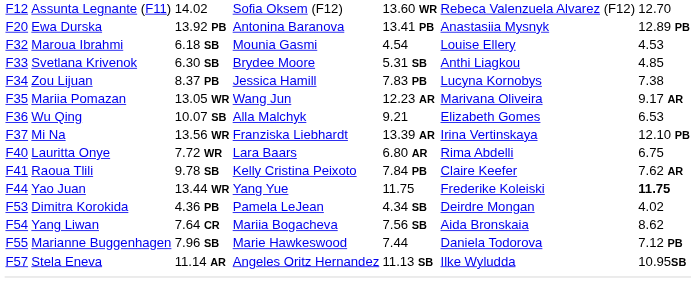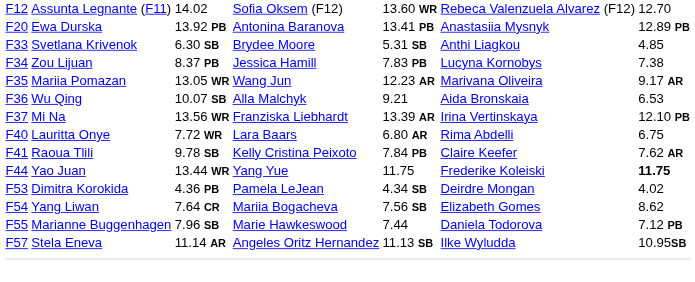- row: (77, 45)
(490, 117) Elizabeth Gomes -> (485, 99) Aida Bronskaia
(485, 225) Aida Bronskaia -> (490, 207) Elizabeth Gomes
